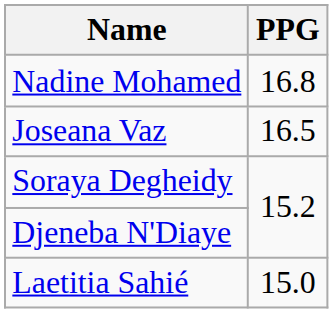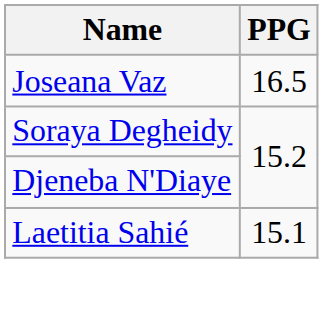- row: (127, 80)
(288, 282) 15.0 -> (279, 231) 15.1
